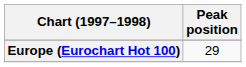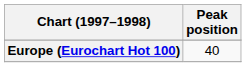(212, 51) 29 -> (212, 51) 40
